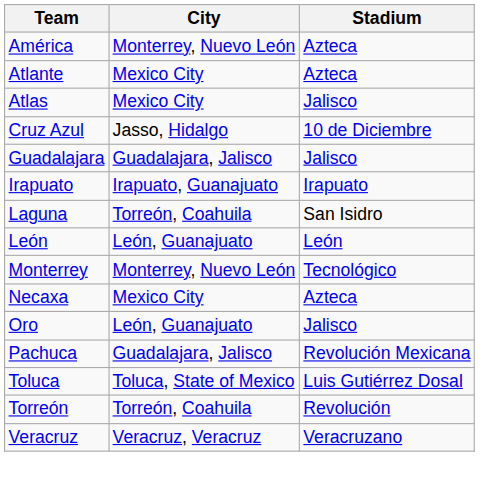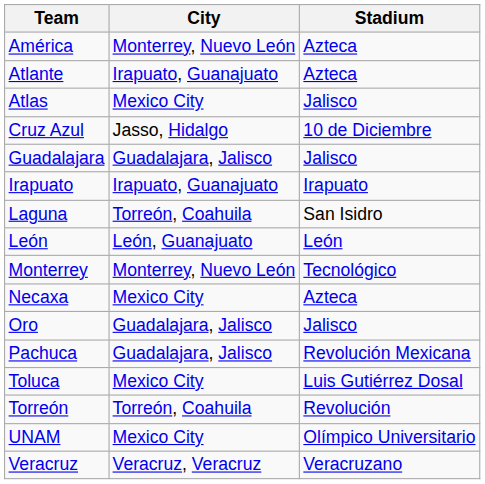(158, 74) Mexico City -> (195, 74) Irapuato, Guanajuato
(183, 325) León, Guanajuato -> (192, 325) Guadalajara, Jalisco
(204, 381) Toluca, State of Mexico -> (158, 381) Mexico City
+ row: (35, 437)
